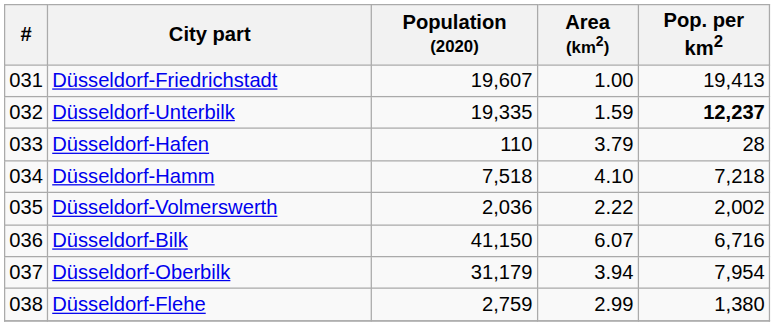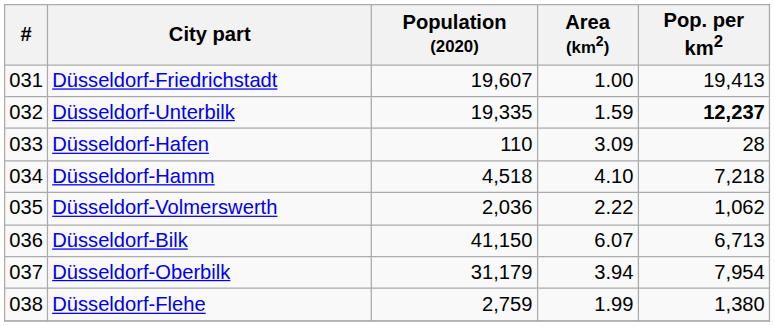(614, 144) 3.79 -> (614, 144) 3.09
(507, 176) 7,518 -> (507, 176) 4,518
(740, 208) 2,002 -> (740, 208) 1,062
(740, 240) 6,716 -> (740, 240) 6,713
(614, 304) 2.99 -> (614, 304) 1.99
